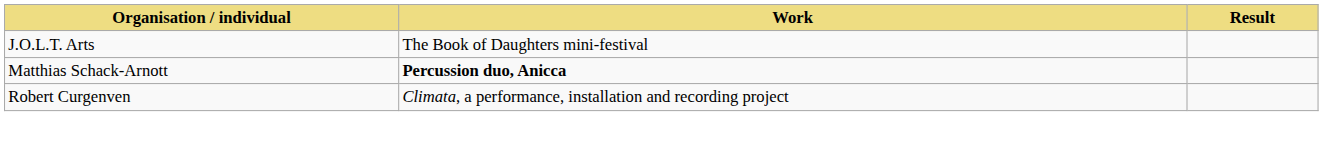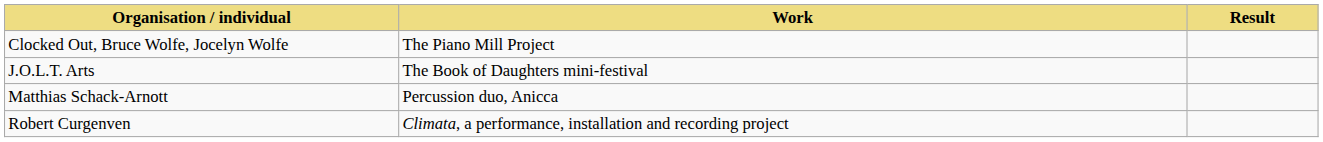+ row: (148, 44)
(484, 70) bold -> (480, 96) normal
